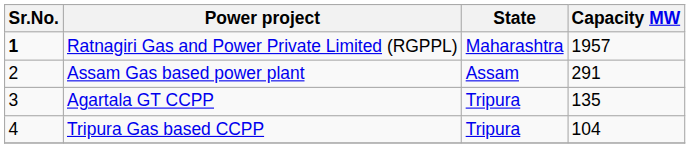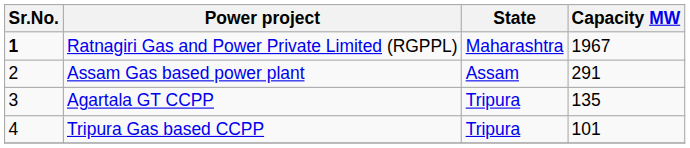(591, 45) 1957 -> (591, 45) 1967
(586, 128) 104 -> (586, 128) 101
